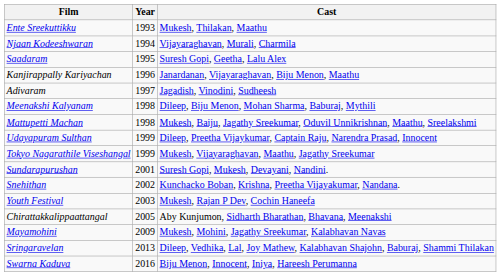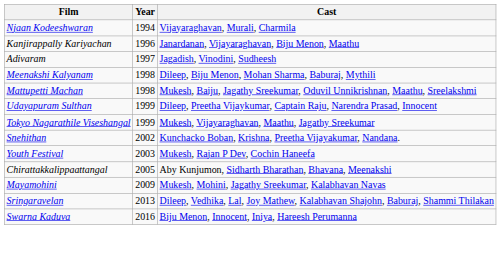- row: (41, 28)
- row: (27, 59)
- row: (42, 169)
